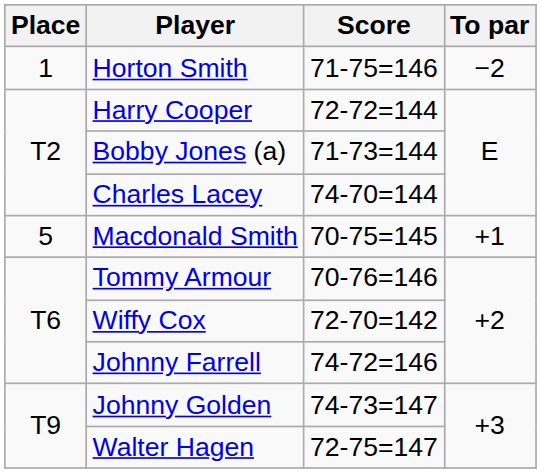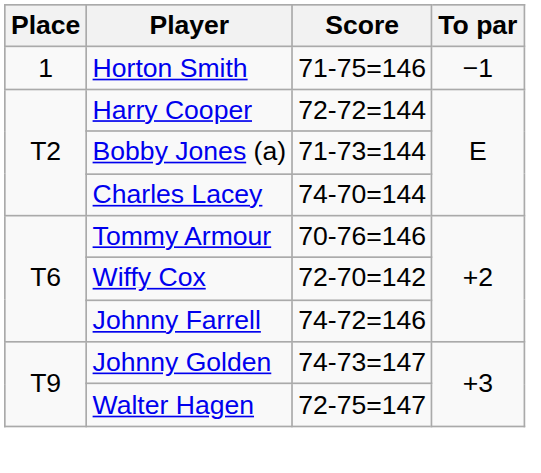(490, 67) −2 -> (478, 67) −1
- row: (195, 236)
